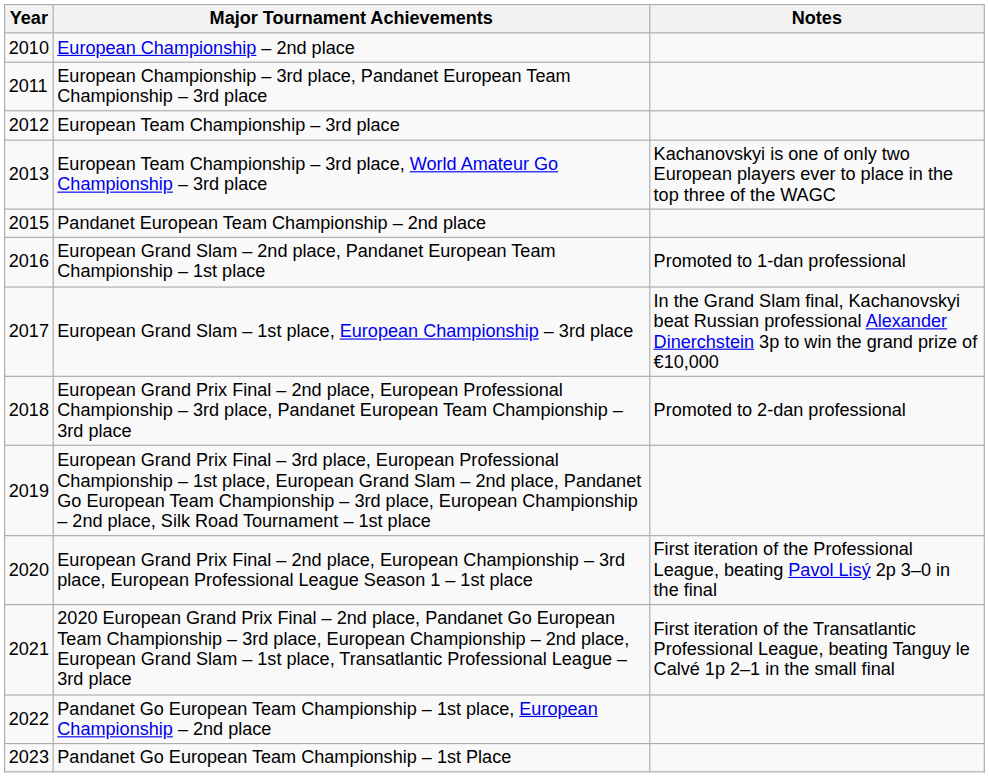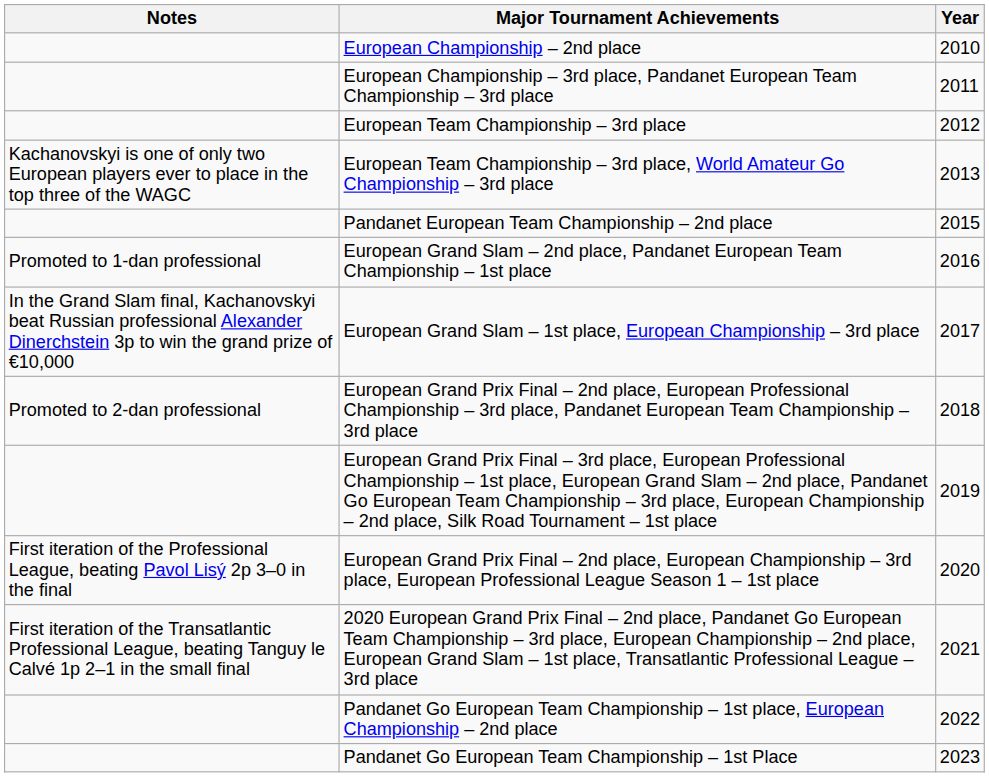columns swapped: (29, 18) <-> (817, 18)
